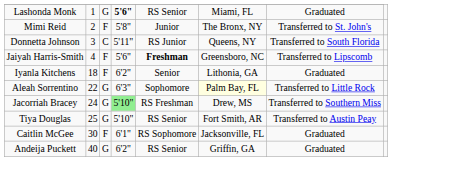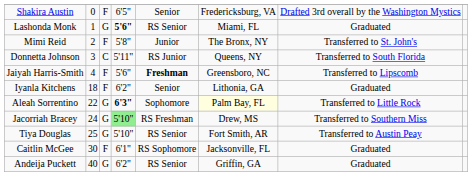+ row: (45, 12)
(123, 88) normal -> (123, 103) bold
